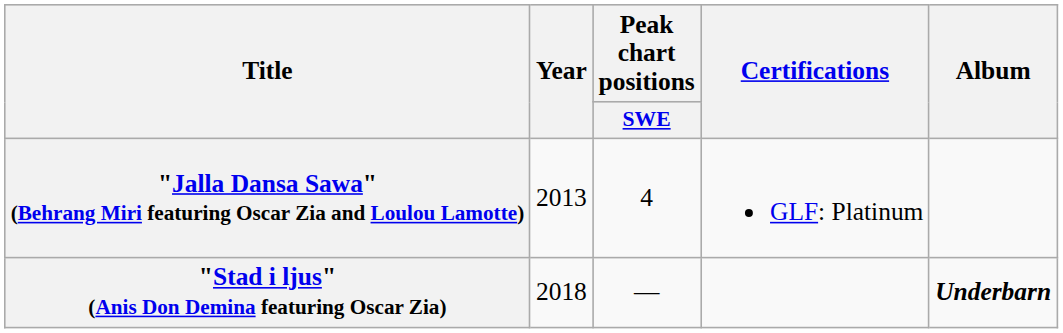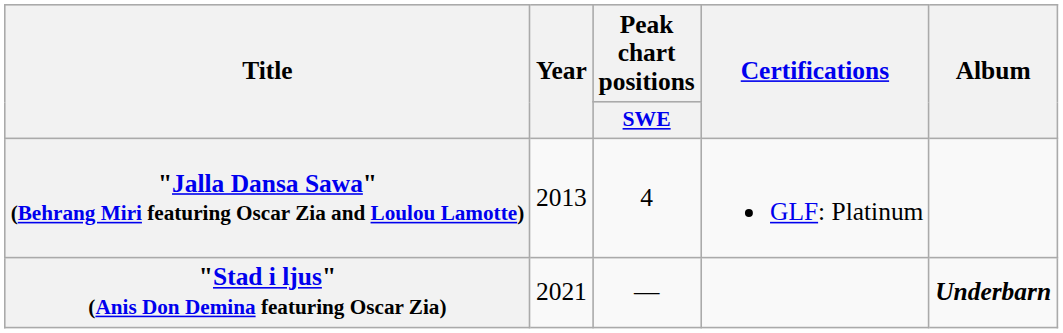(561, 292) 2018 -> (561, 292) 2021
